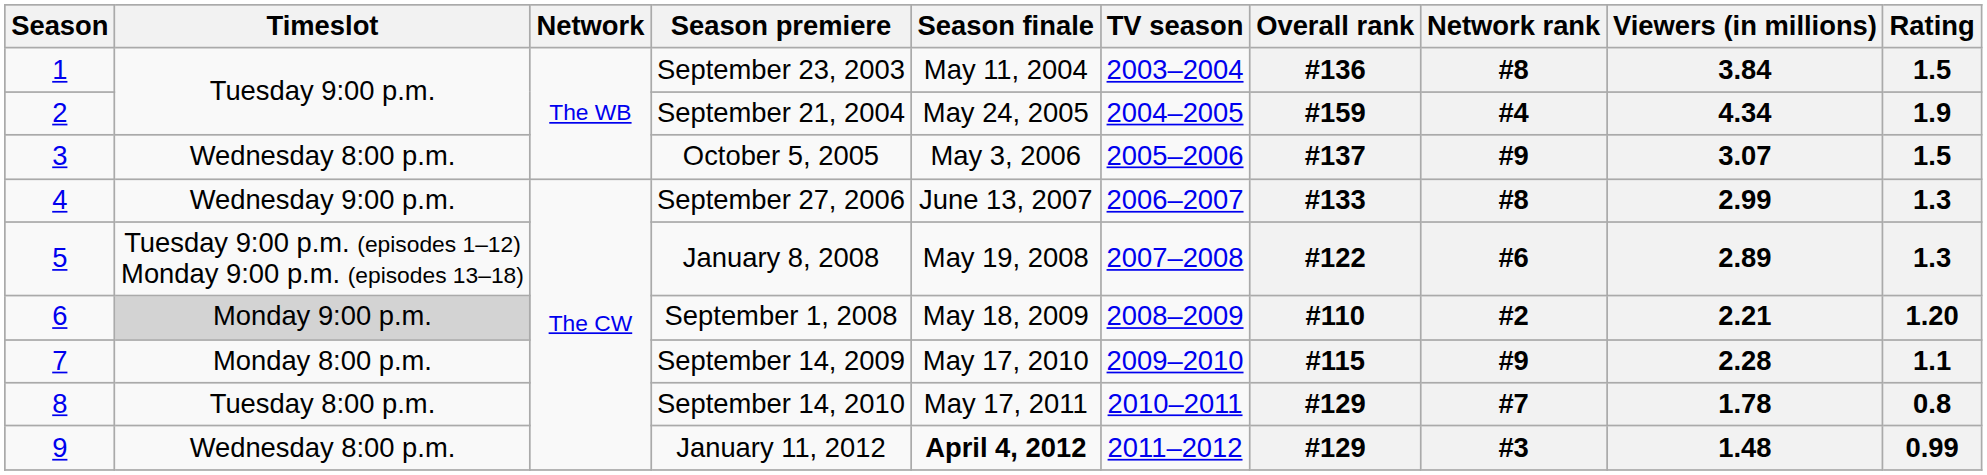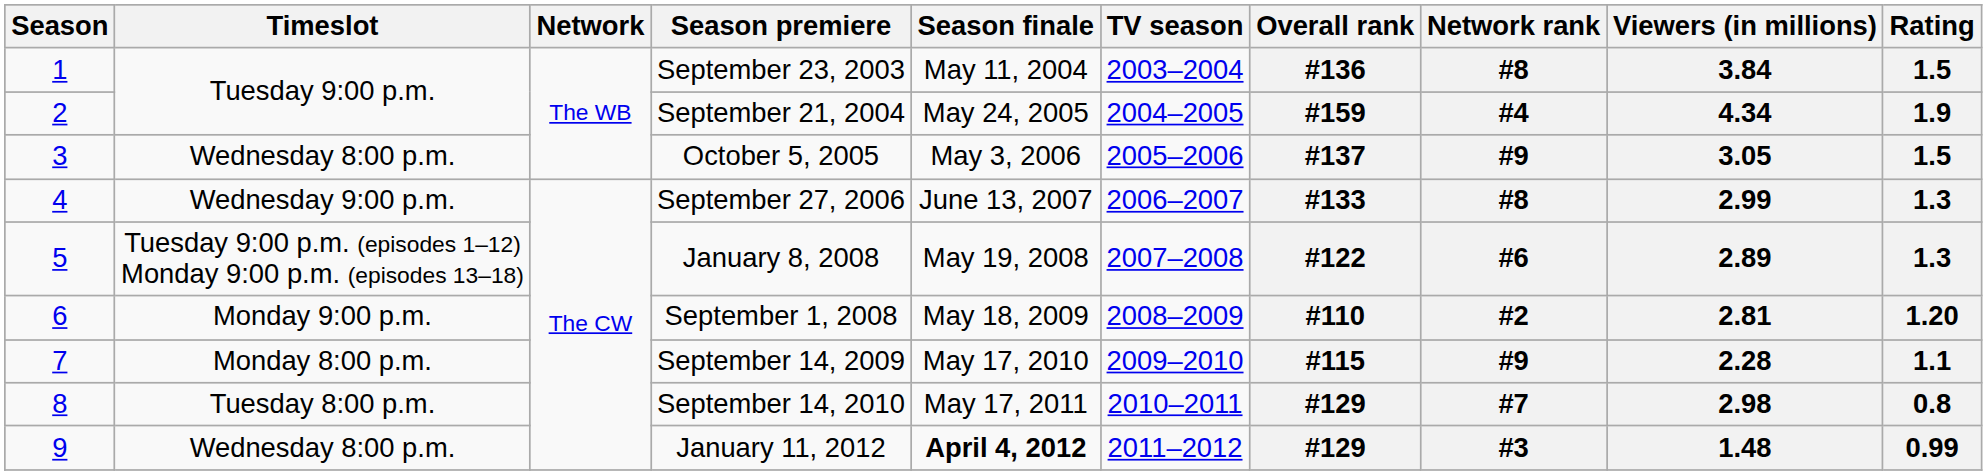(1745, 156) 3.07 -> (1745, 156) 3.05
(322, 317) lightgrey background -> (322, 317) no background
(1745, 317) 2.21 -> (1745, 317) 2.81
(1745, 404) 1.78 -> (1745, 404) 2.98
